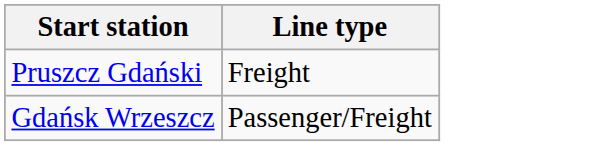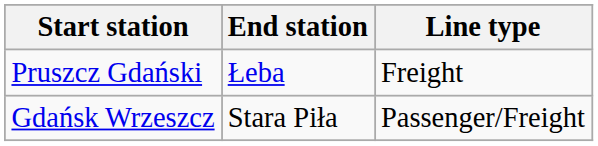+ column: (298, 27)
